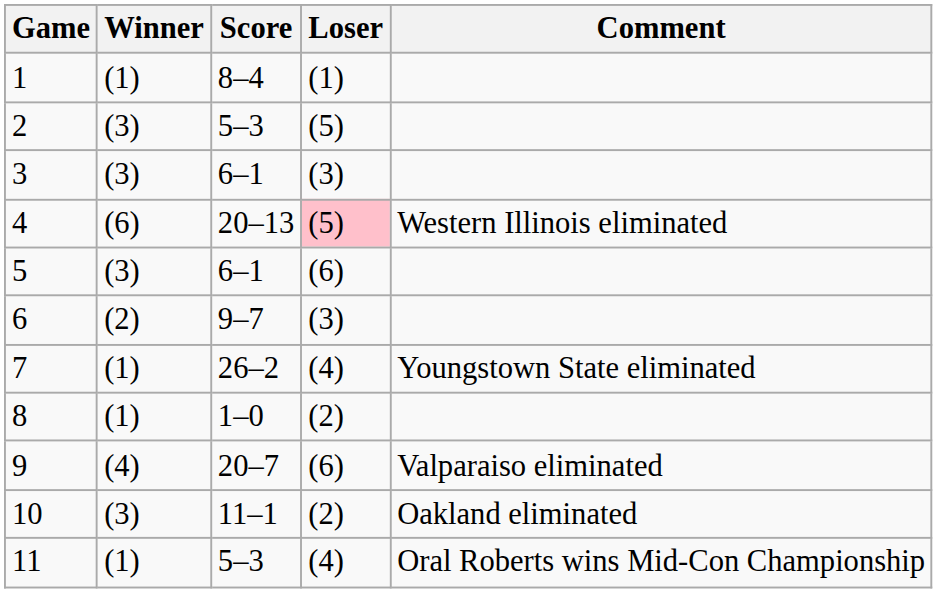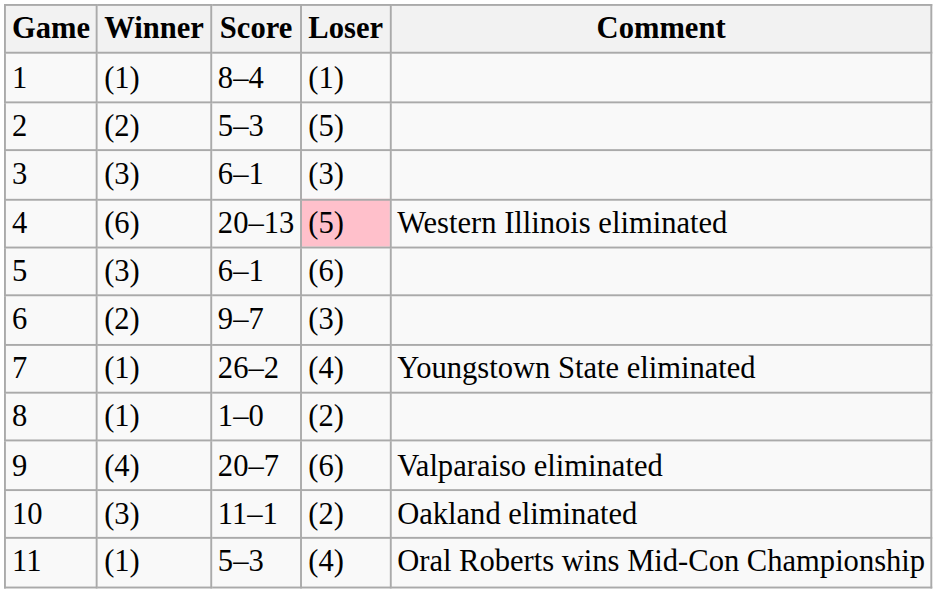(122, 125) (3) -> (122, 125) (2)
